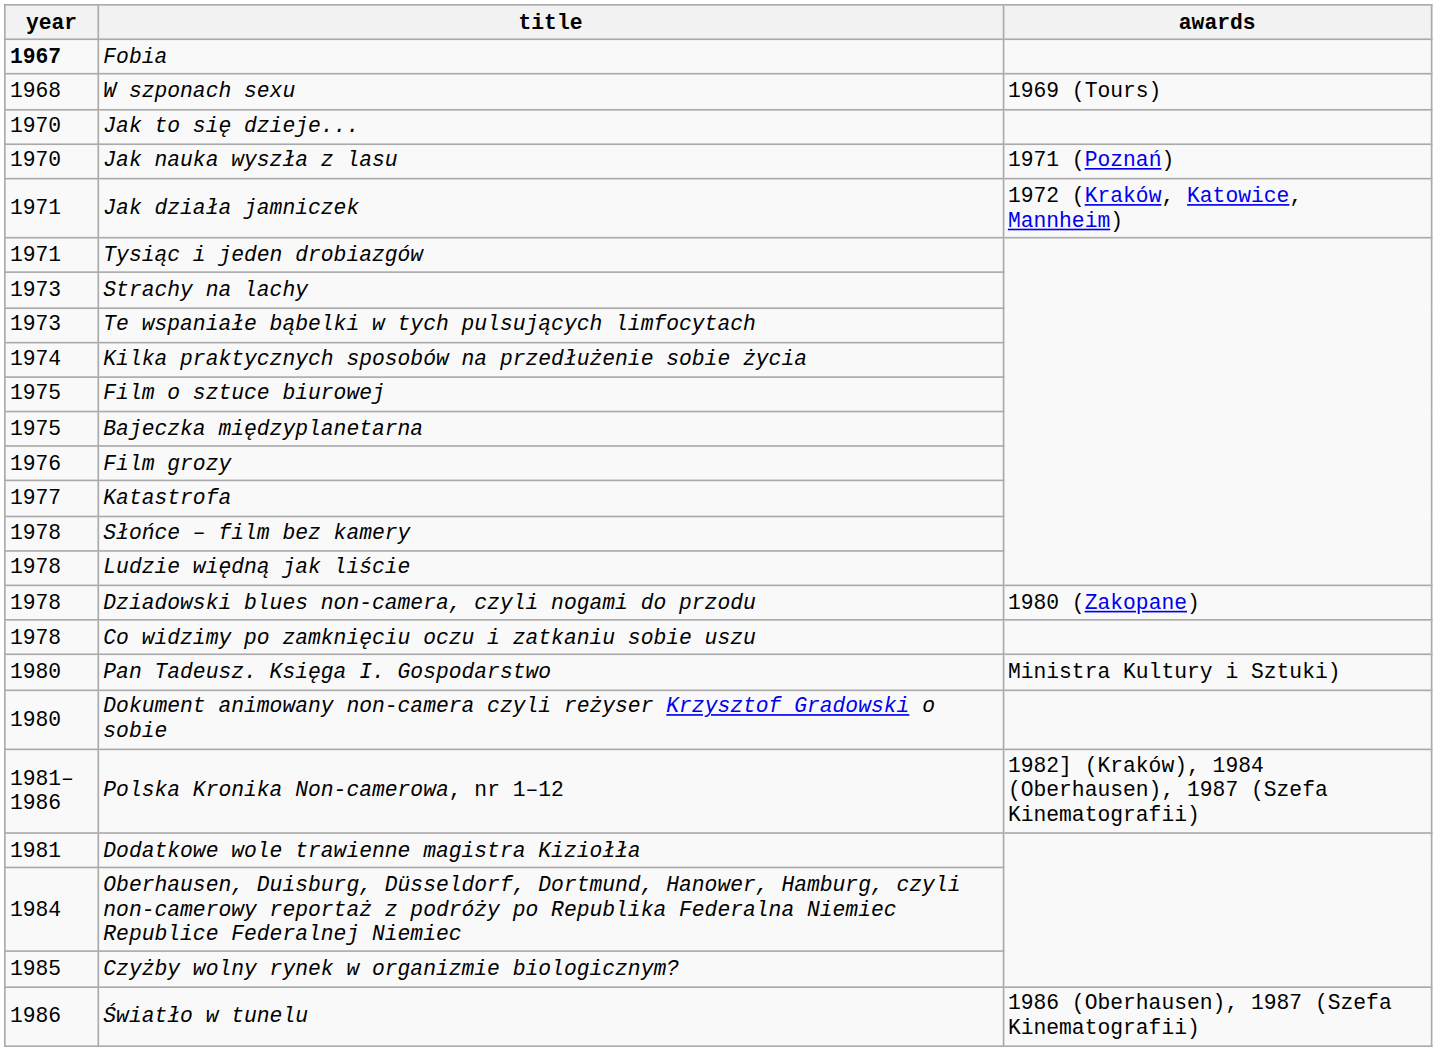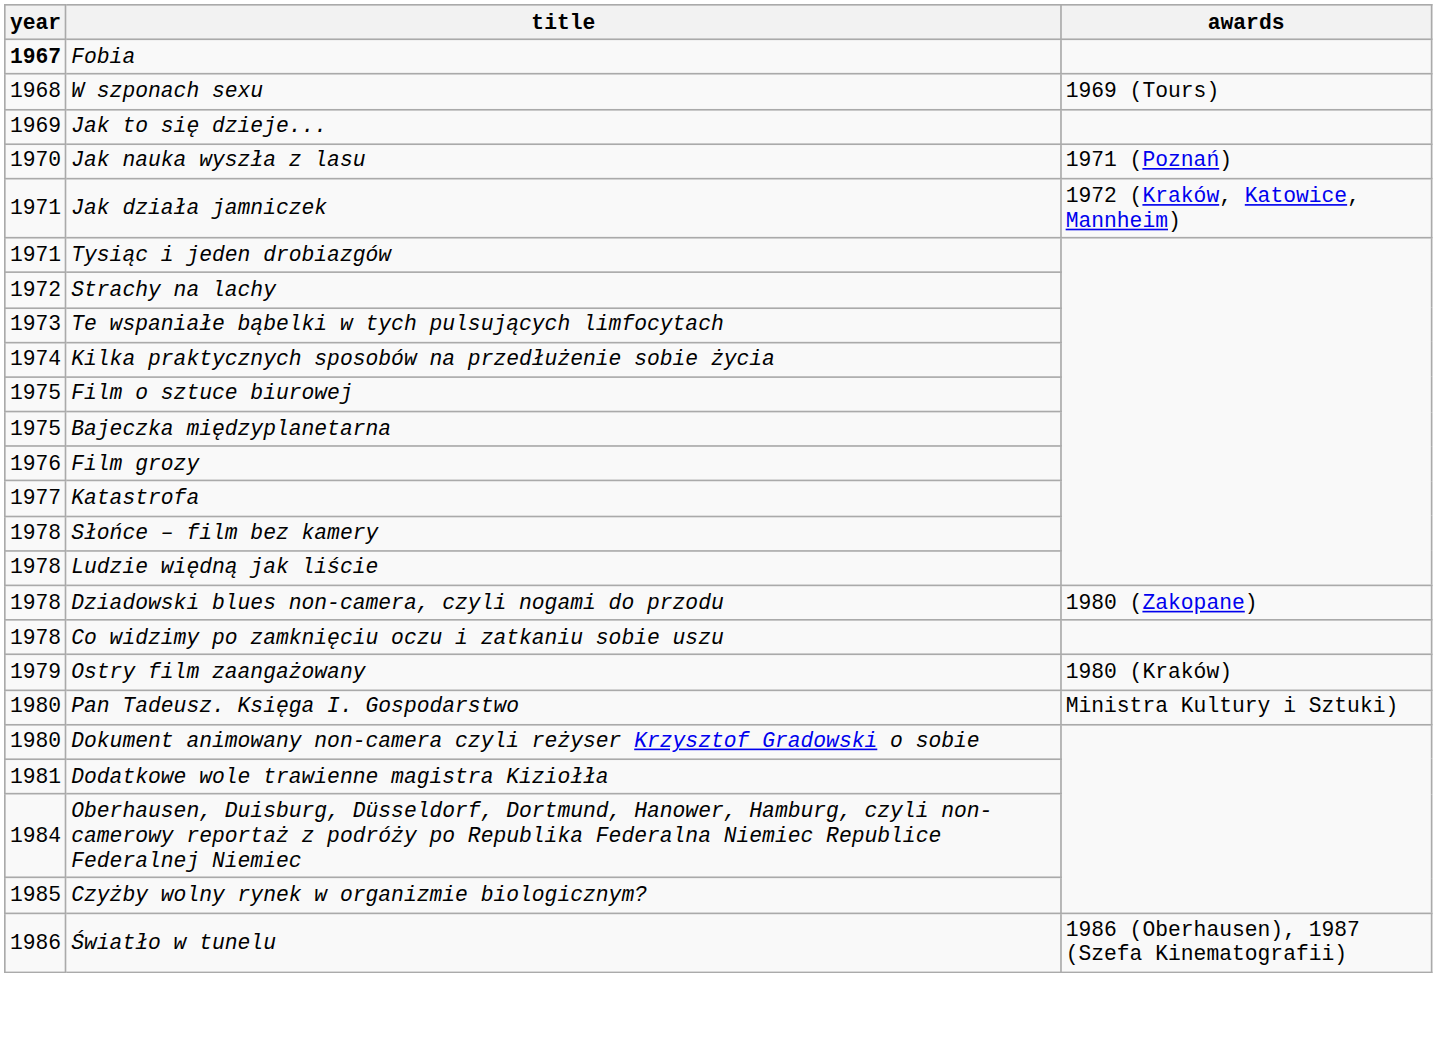(35, 126) 1970 -> (35, 126) 1969
(35, 290) 1973 -> (35, 290) 1972
+ row: (218, 672)
- row: (334, 791)
